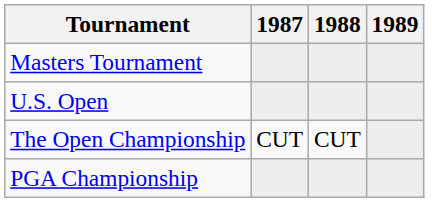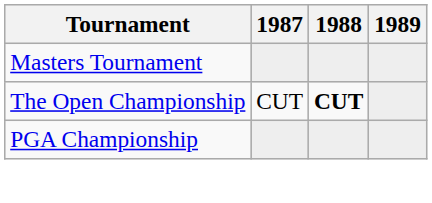- row: (59, 101)
(337, 139) normal -> (339, 101) bold
